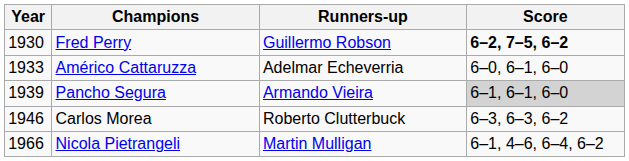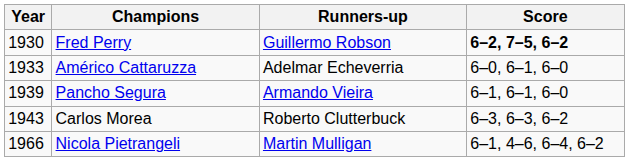(519, 93) lightgrey background -> (519, 93) no background
(26, 118) 1946 -> (26, 118) 1943
